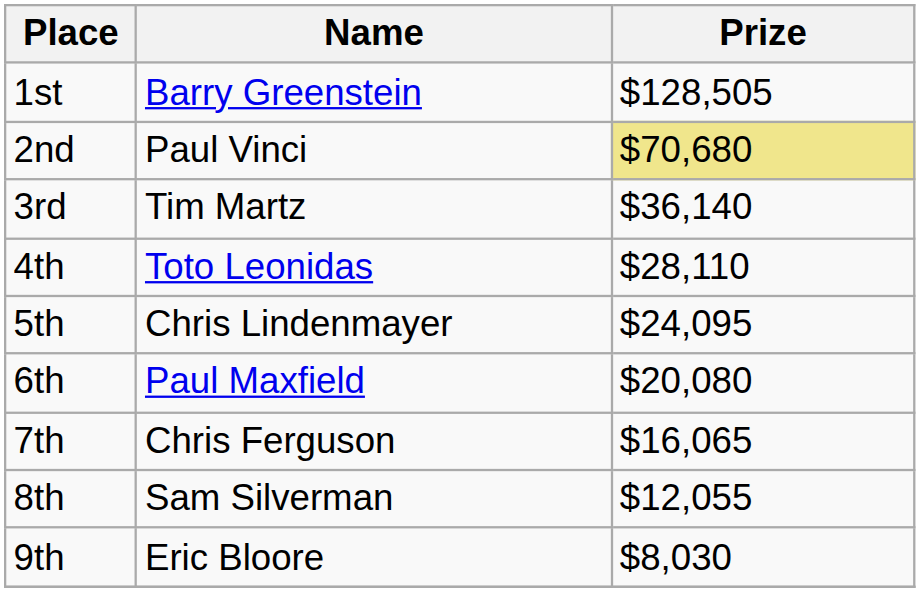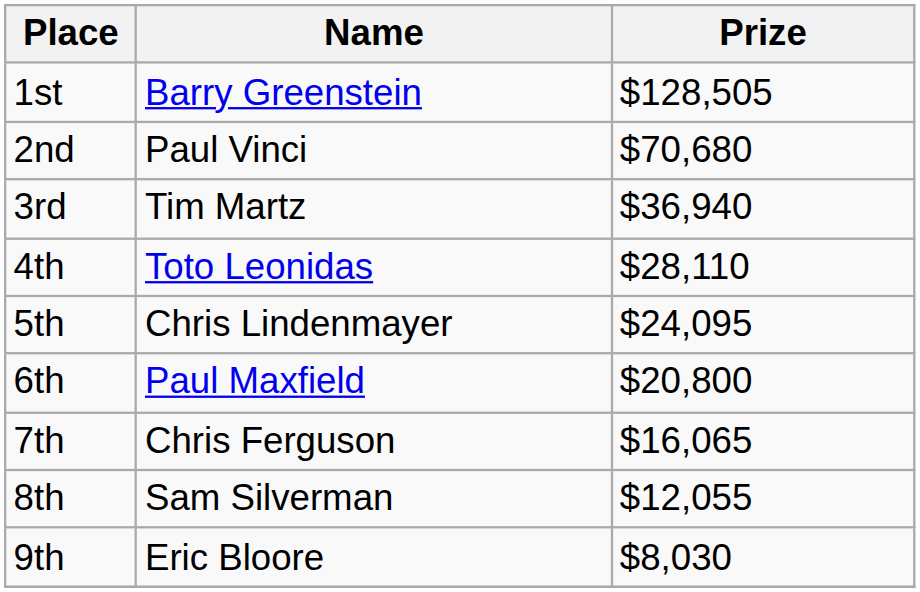(686, 149) khaki background -> (686, 149) no background
(686, 207) $36,140 -> (686, 207) $36,940
(686, 382) $20,080 -> (686, 382) $20,800
